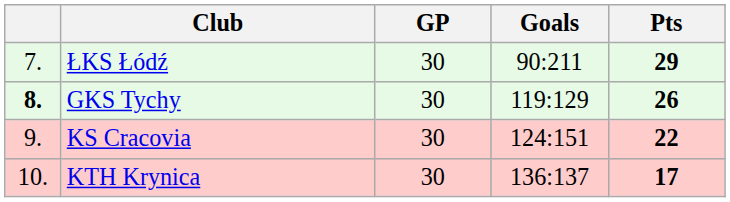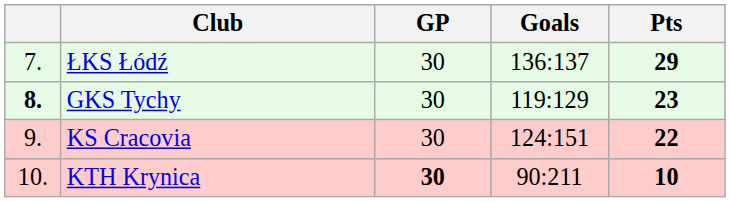(550, 61) 90:211 -> (550, 61) 136:137
(666, 100) 26 -> (666, 100) 23
(433, 176) normal -> (433, 176) bold
(550, 176) 136:137 -> (550, 176) 90:211
(666, 176) 17 -> (666, 176) 10
